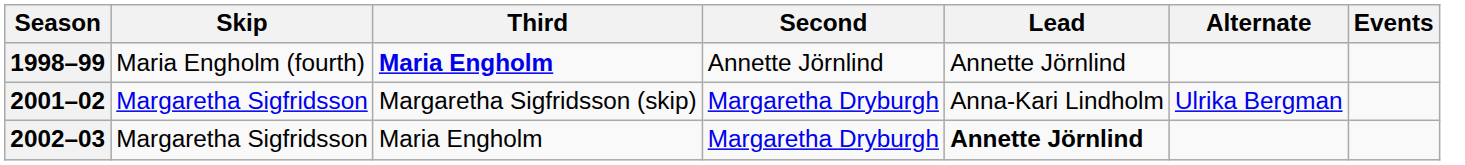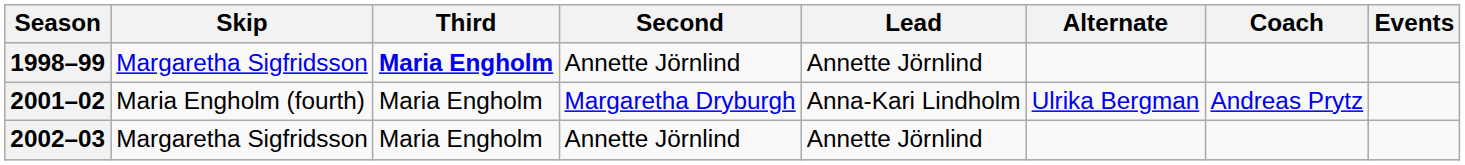+ column: (1287, 23)
(241, 62) Maria Engholm (fourth) -> (242, 62) Margaretha Sigfridsson
(242, 100) Margaretha Sigfridsson -> (241, 100) Maria Engholm (fourth)
(538, 100) Margaretha Sigfridsson (skip) -> (461, 100) Maria Engholm
(823, 139) Margaretha Dryburgh -> (652, 139) Annette Jörnlind
(1047, 139) bold -> (895, 139) normal
